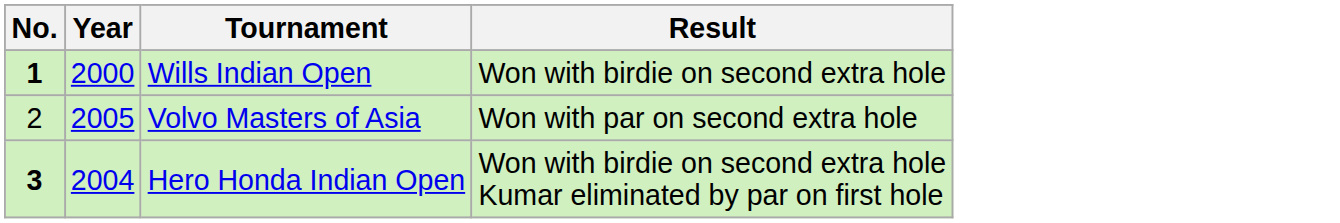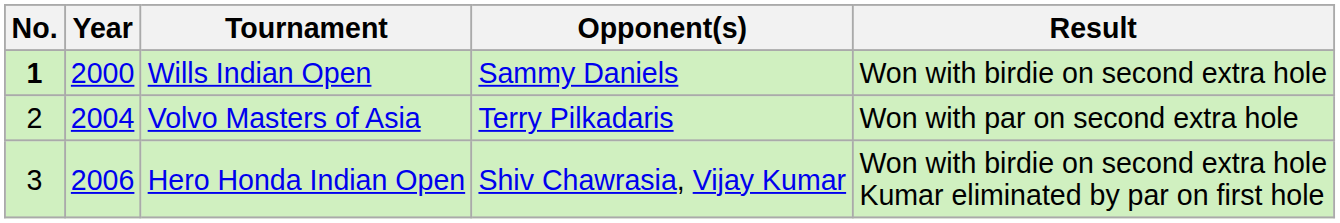+ column: (662, 28)
(103, 118) 2005 -> (103, 118) 2004
(35, 179) bold -> (35, 179) normal
(103, 179) 2004 -> (103, 179) 2006
